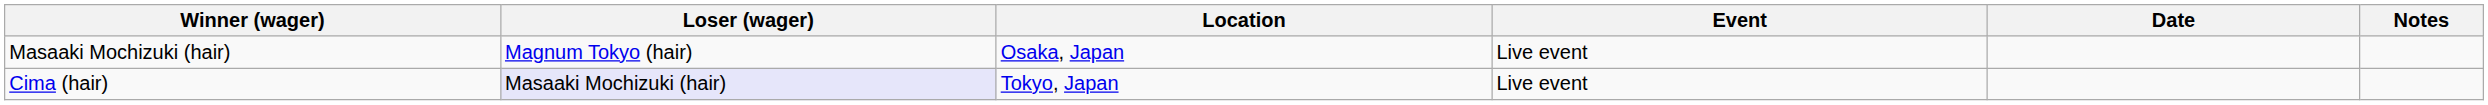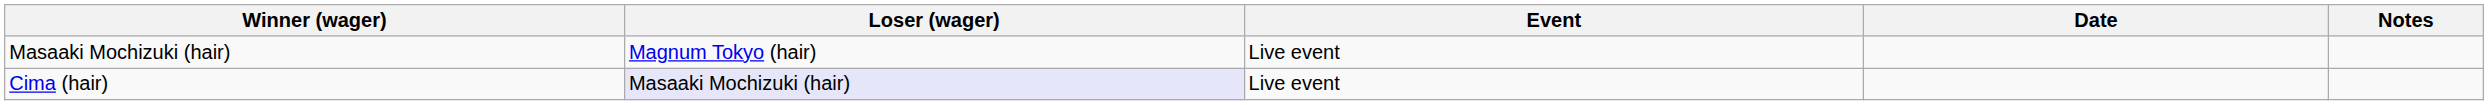- column: (1244, 20)
